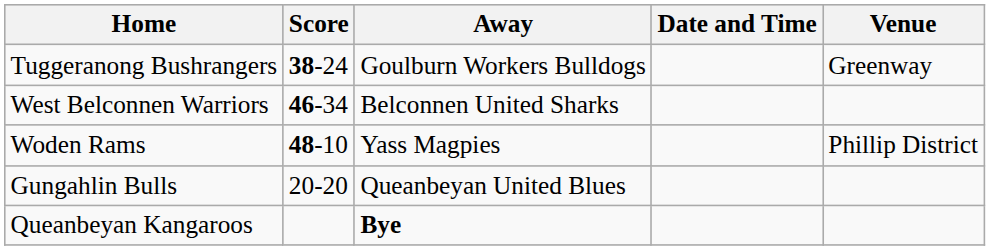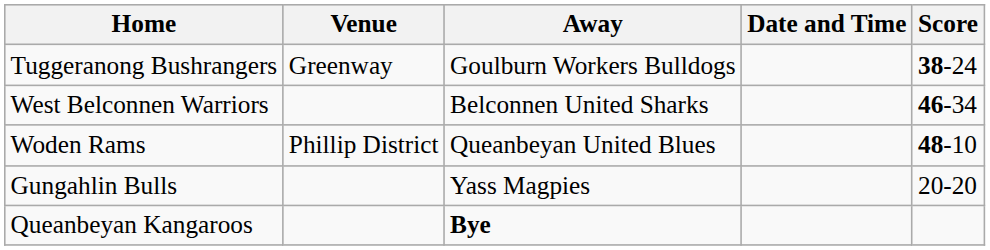columns swapped: (319, 24) <-> (903, 24)
(430, 144) Yass Magpies -> (583, 144) Queanbeyan United Blues
(493, 184) Queanbeyan United Blues -> (520, 184) Yass Magpies
